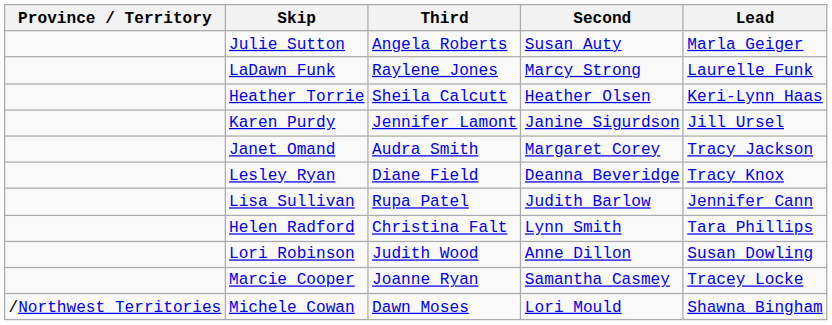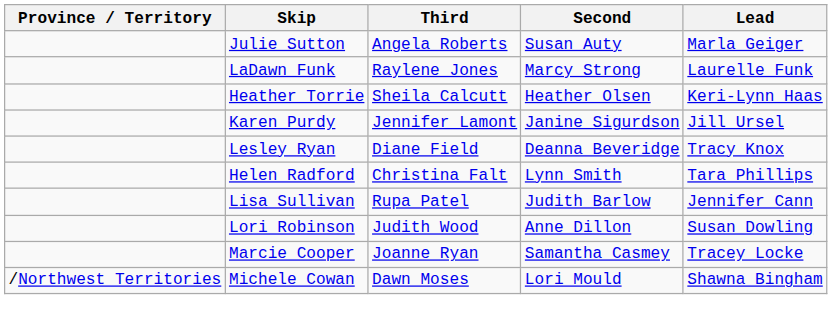- row: (282, 149)
rows swapped: (292, 202) <-> (292, 228)
